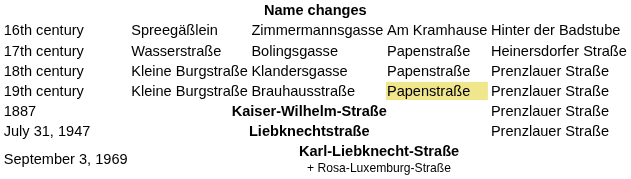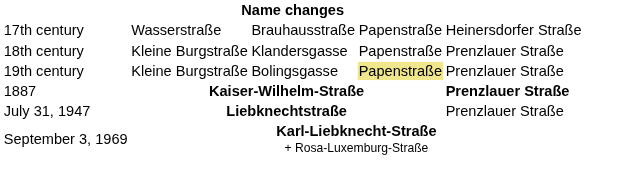- row: (44, 30)
(295, 51) Bolingsgasse -> (303, 30) Brauhausstraße
(303, 91) Brauhausstraße -> (295, 71) Bolingsgasse
(550, 111) normal -> (508, 91) bold
